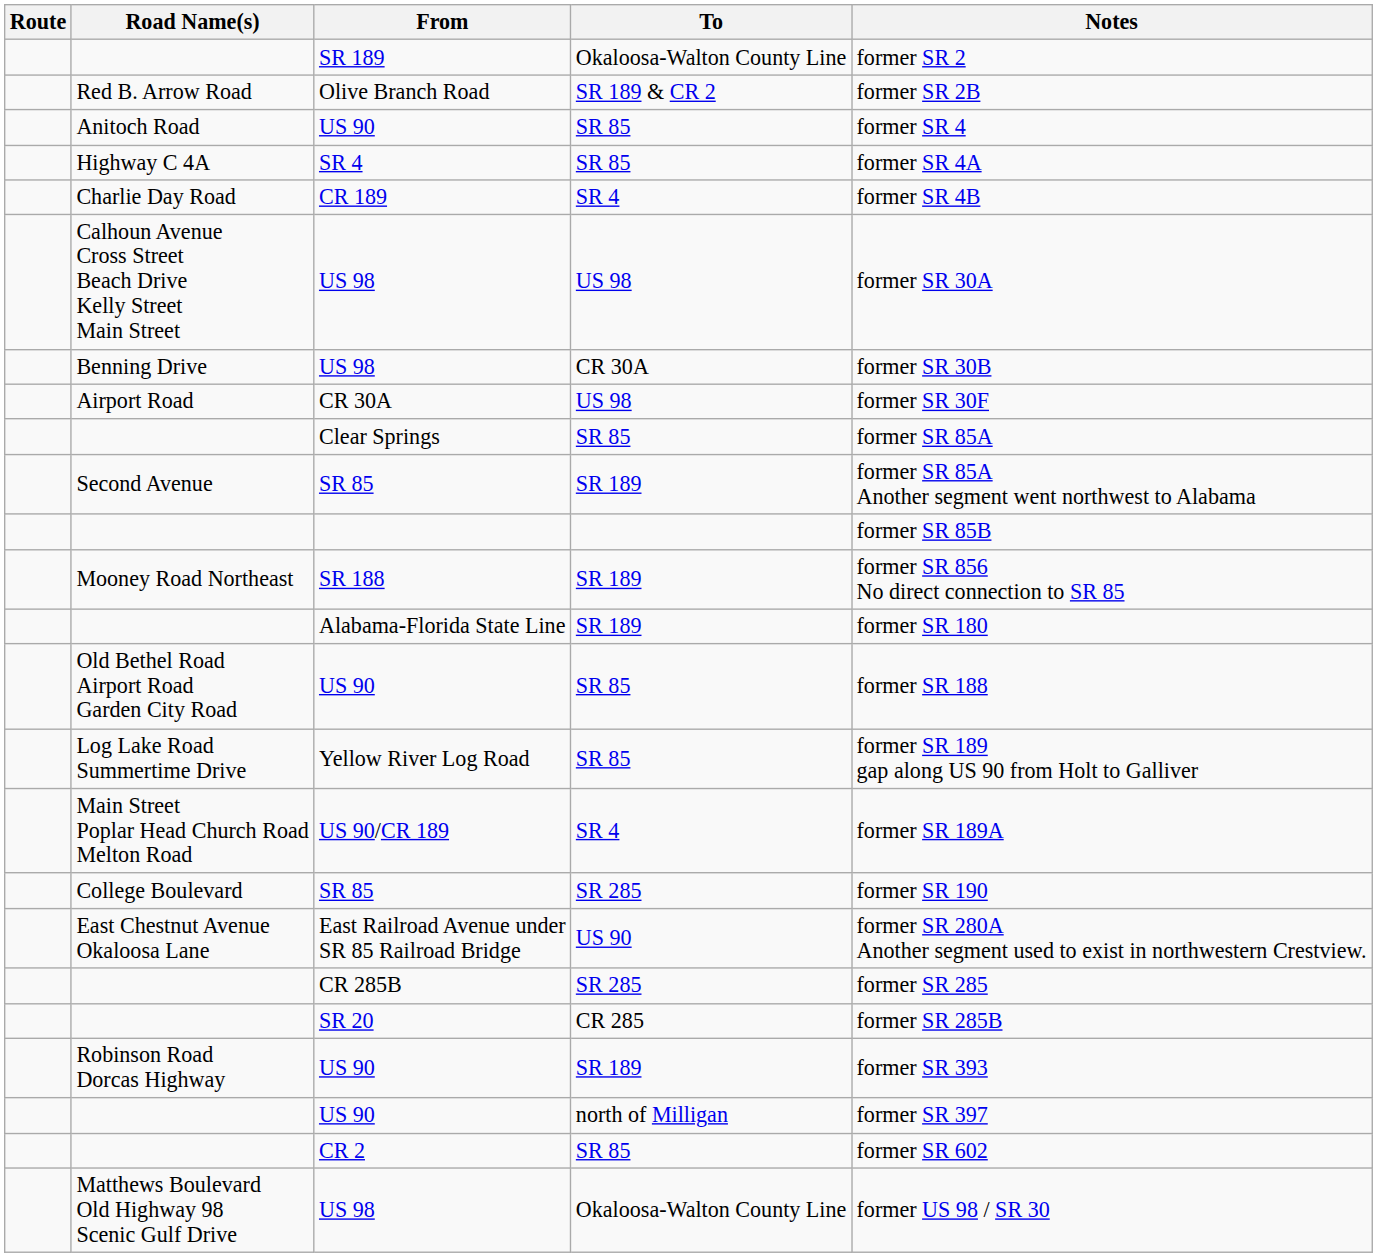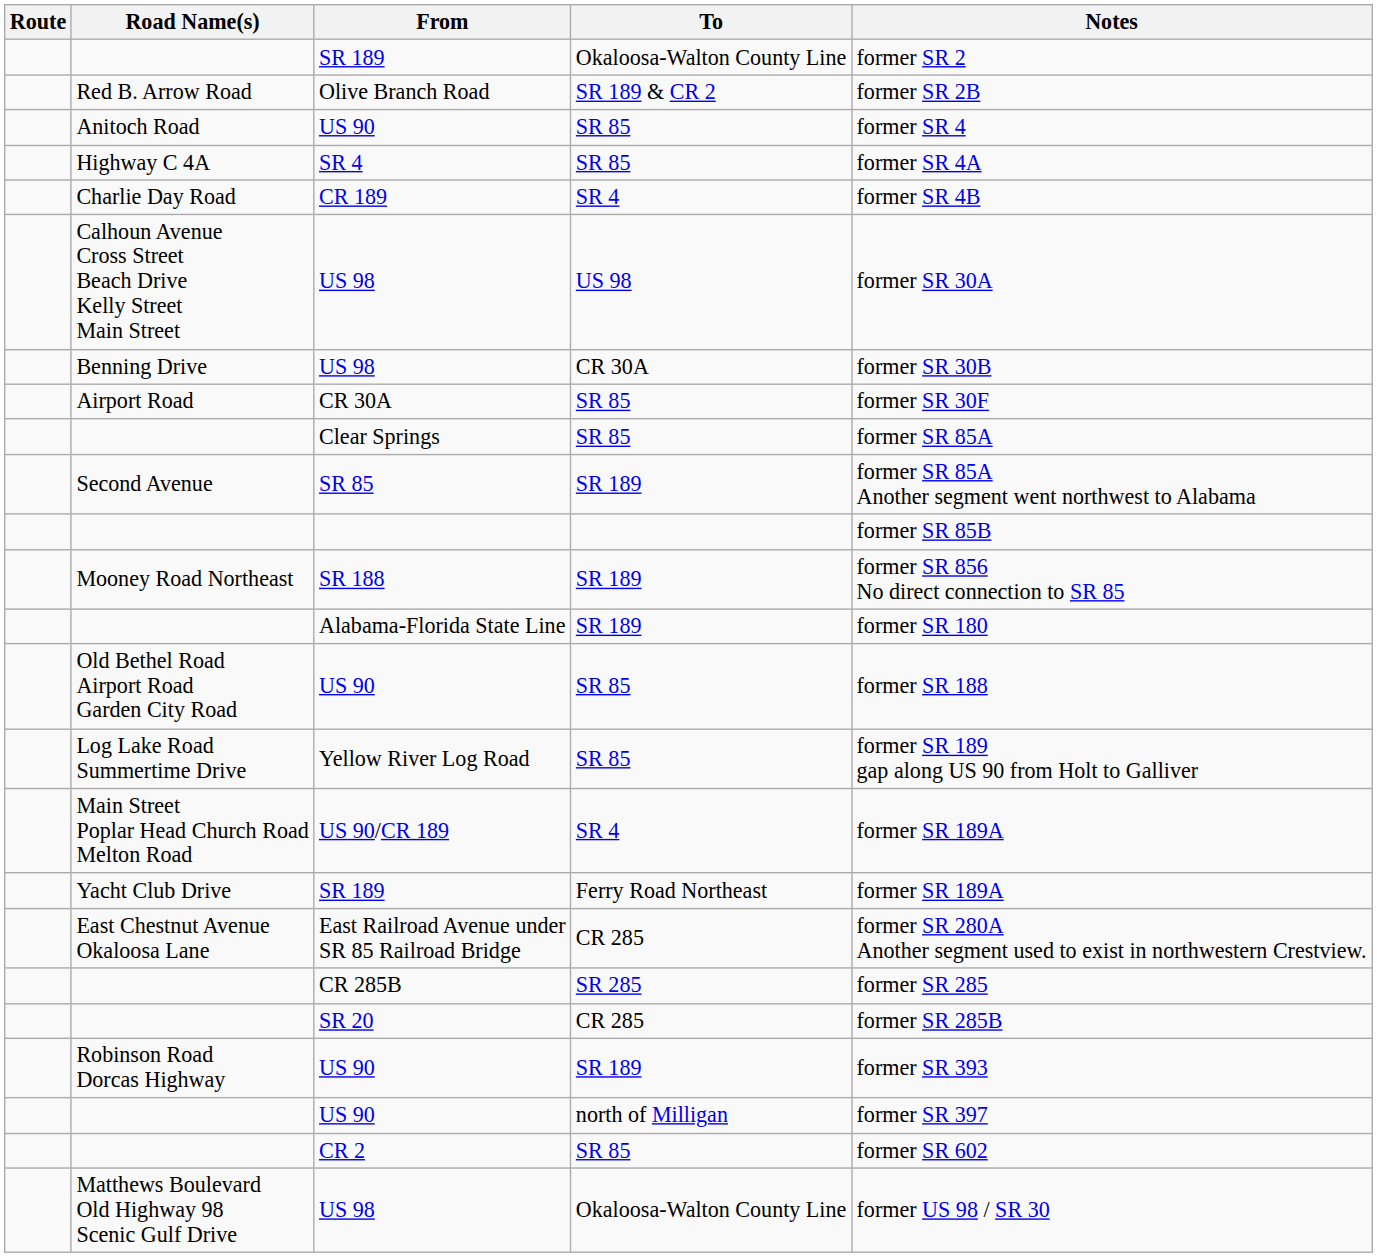(604, 401) US 98 -> (603, 401) SR 85
+ row: (154, 890)
- row: (159, 890)
(604, 937) US 90 -> (610, 937) CR 285
